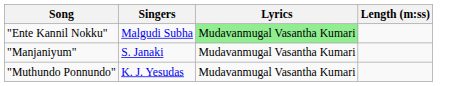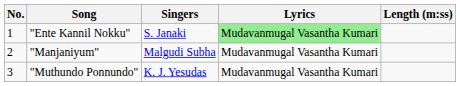+ column: (16, 14)
(157, 33) Malgudi Subha -> (165, 33) S. Janaki
(142, 52) S. Janaki -> (180, 52) Malgudi Subha
